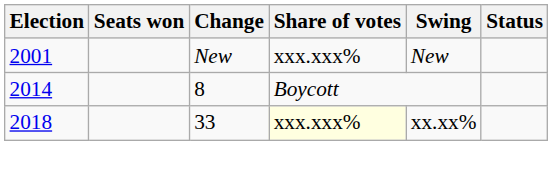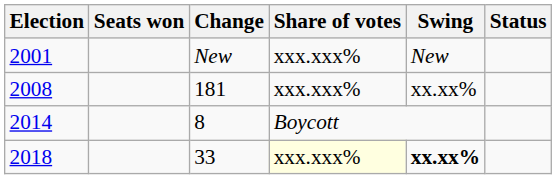+ row: (31, 88)
(444, 122) normal -> (445, 156) bold
